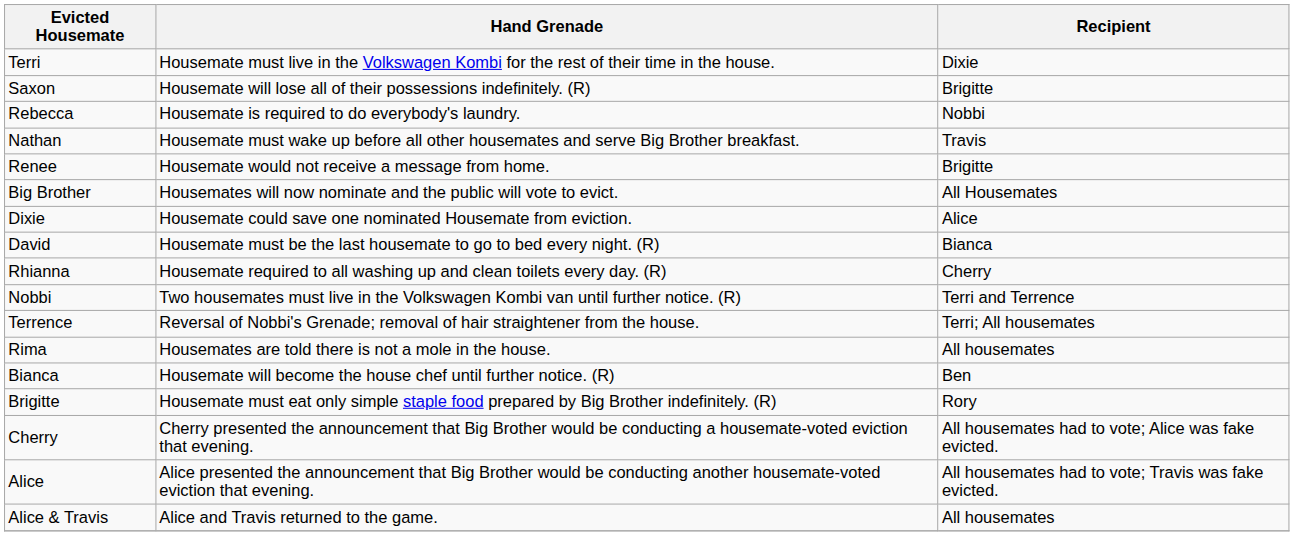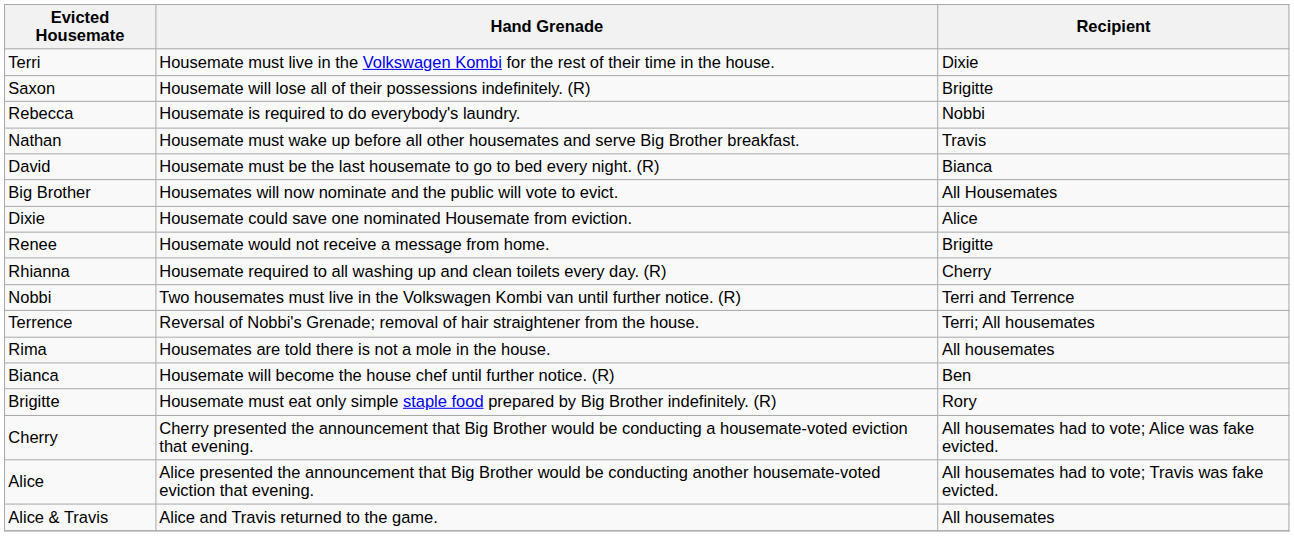rows swapped: (29, 245) <-> (33, 166)
